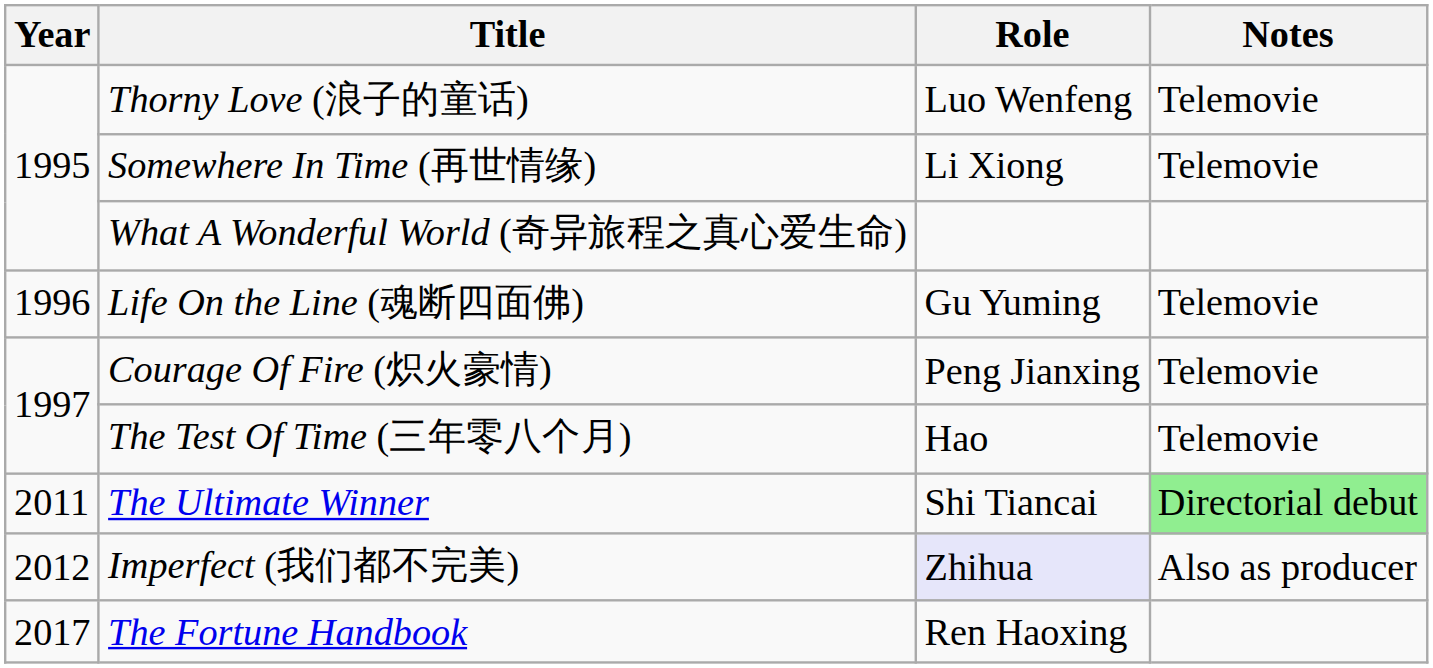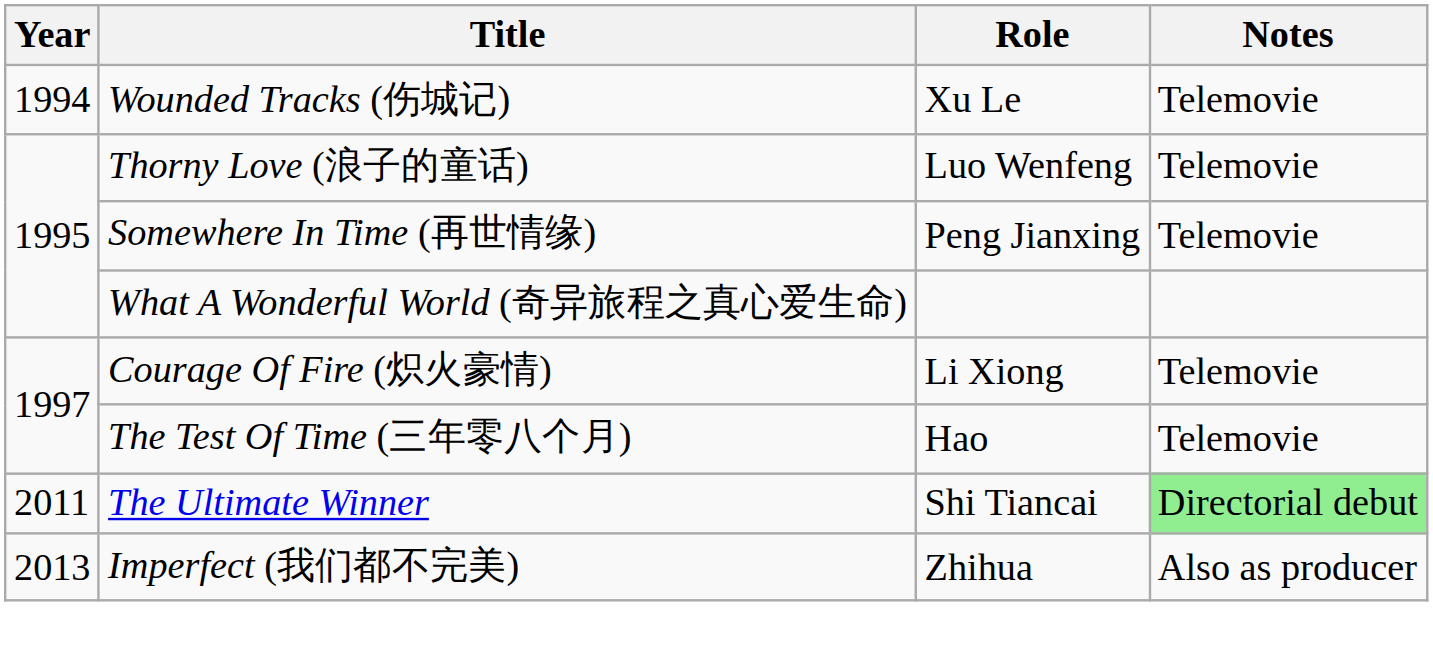+ row: (309, 97)
(994, 166) Li Xiong -> (1032, 234) Peng Jianxing
- row: (346, 301)
(1032, 370) Peng Jianxing -> (994, 370) Li Xiong
(52, 566) 2012 -> (52, 566) 2013
(979, 566) lavender background -> (979, 566) no background
- row: (288, 630)
